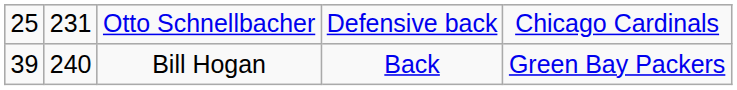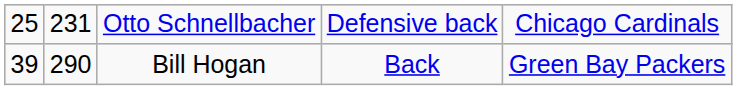(71, 63) 240 -> (71, 63) 290
